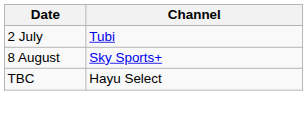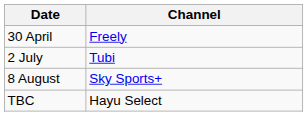+ row: (30, 36)
